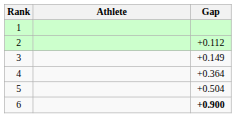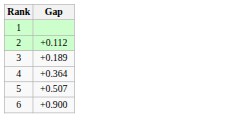- column: (112, 12)
(211, 58) +0.149 -> (54, 58) +0.189
(211, 89) +0.504 -> (54, 89) +0.507
(211, 105) bold -> (54, 105) normal
